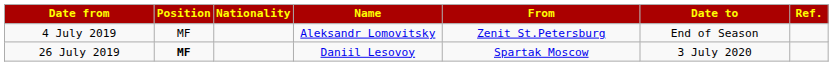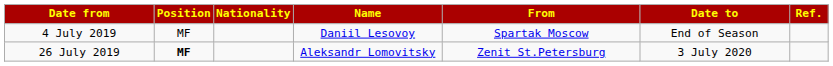(368, 32) Aleksandr Lomovitsky -> (368, 32) Daniil Lesovoy
(541, 32) Zenit St.Petersburg -> (541, 32) Spartak Moscow
(368, 51) Daniil Lesovoy -> (368, 51) Aleksandr Lomovitsky
(541, 51) Spartak Moscow -> (541, 51) Zenit St.Petersburg
